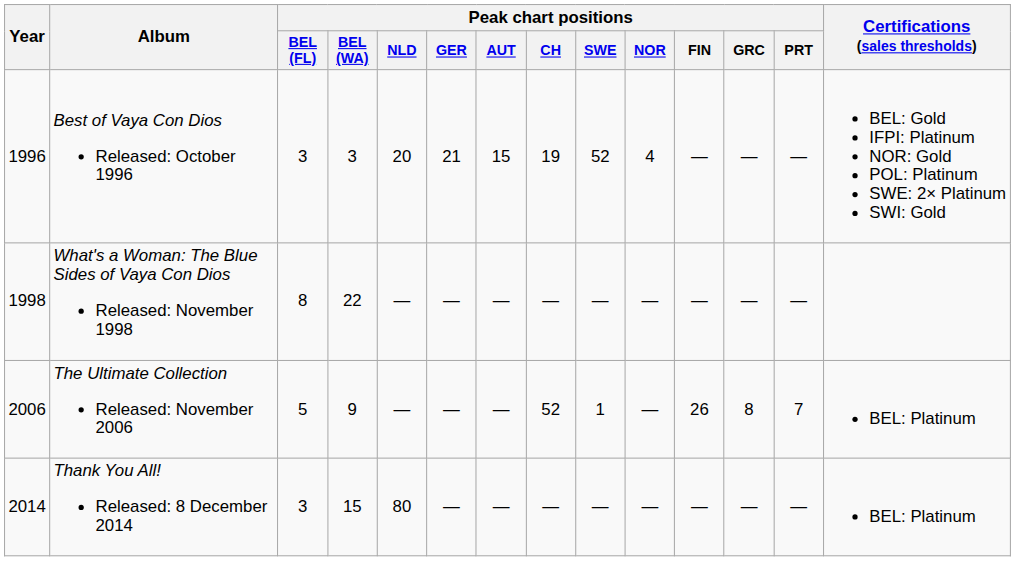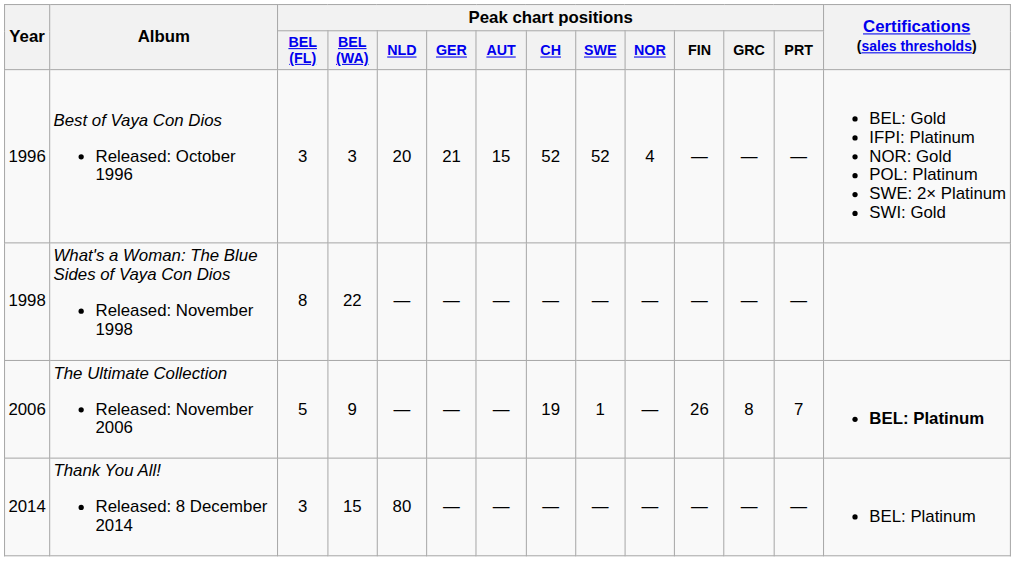(551, 156) 19 -> (551, 156) 52
(551, 409) 52 -> (551, 409) 19
(917, 418) normal -> (917, 418) bold
